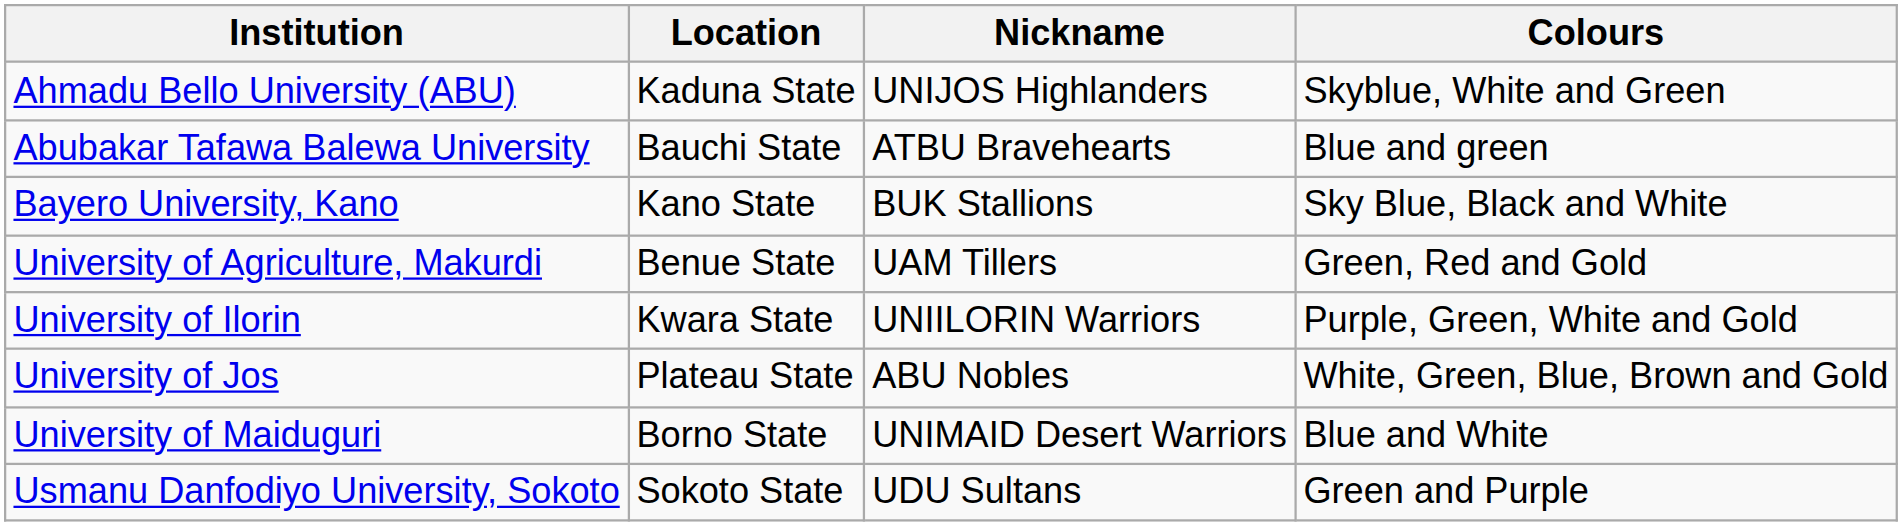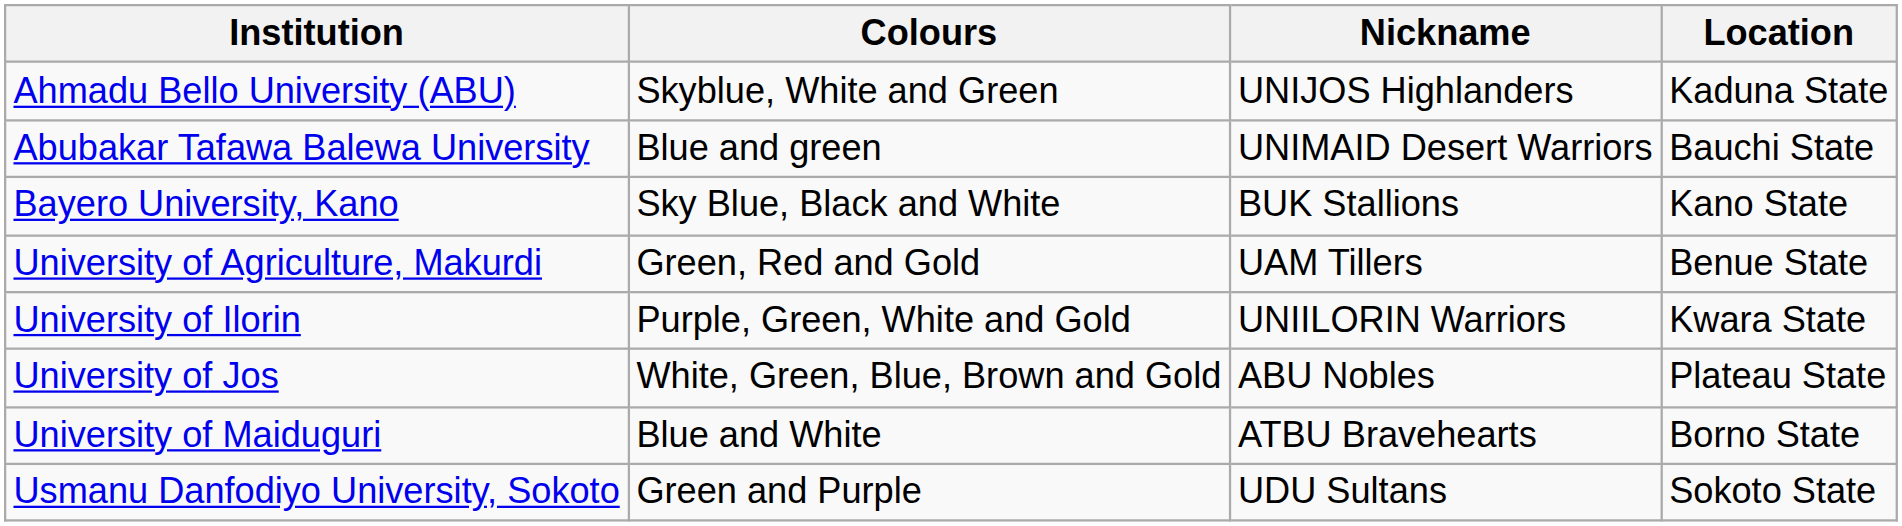columns swapped: (746, 33) <-> (1596, 33)
(1022, 147) ATBU Bravehearts -> (1445, 147) UNIMAID Desert Warriors
(1079, 434) UNIMAID Desert Warriors -> (1387, 434) ATBU Bravehearts
